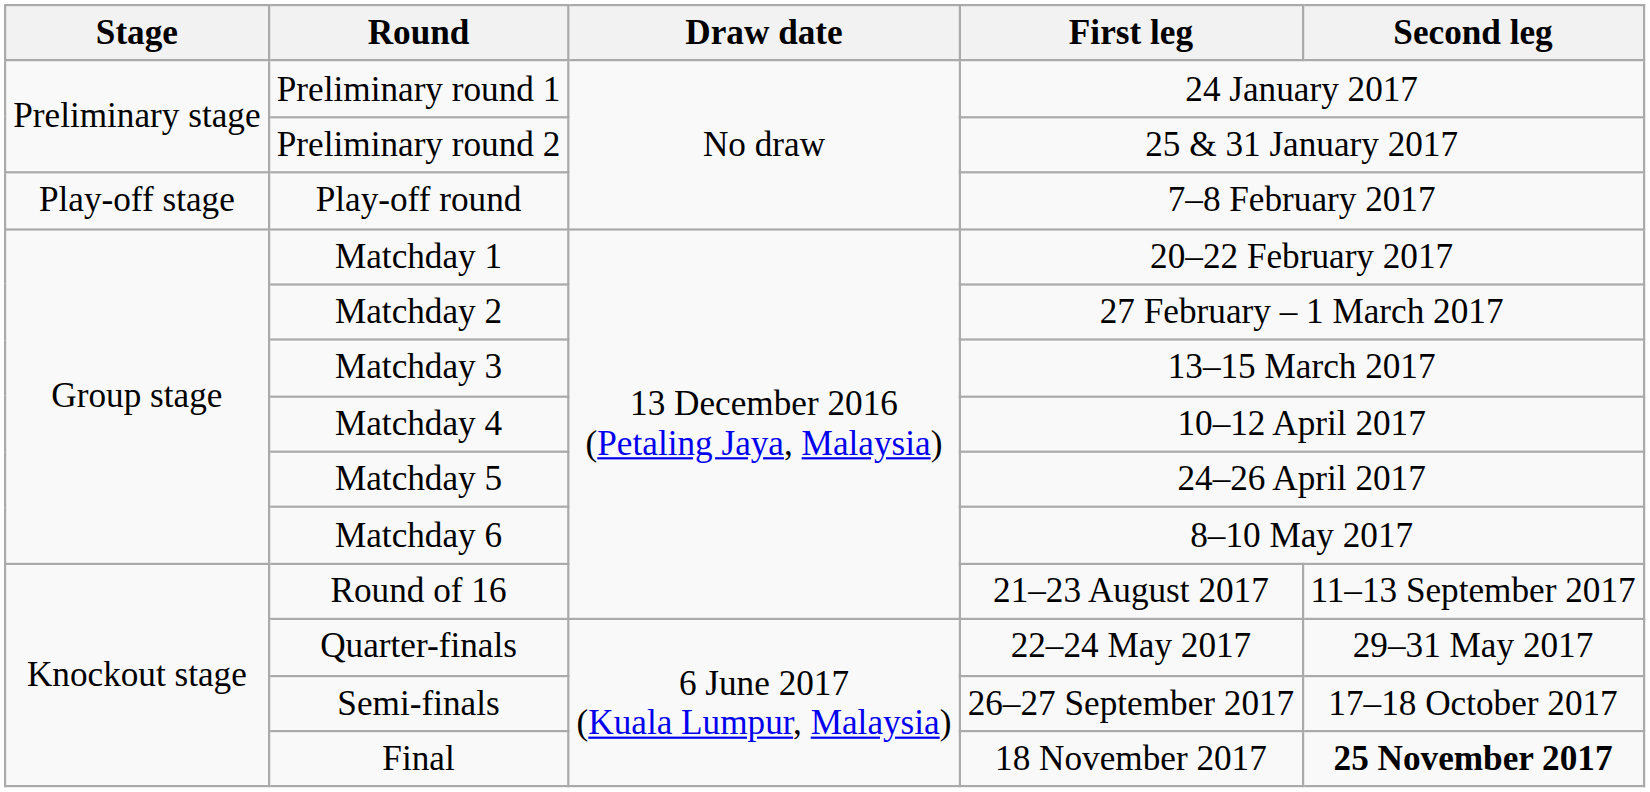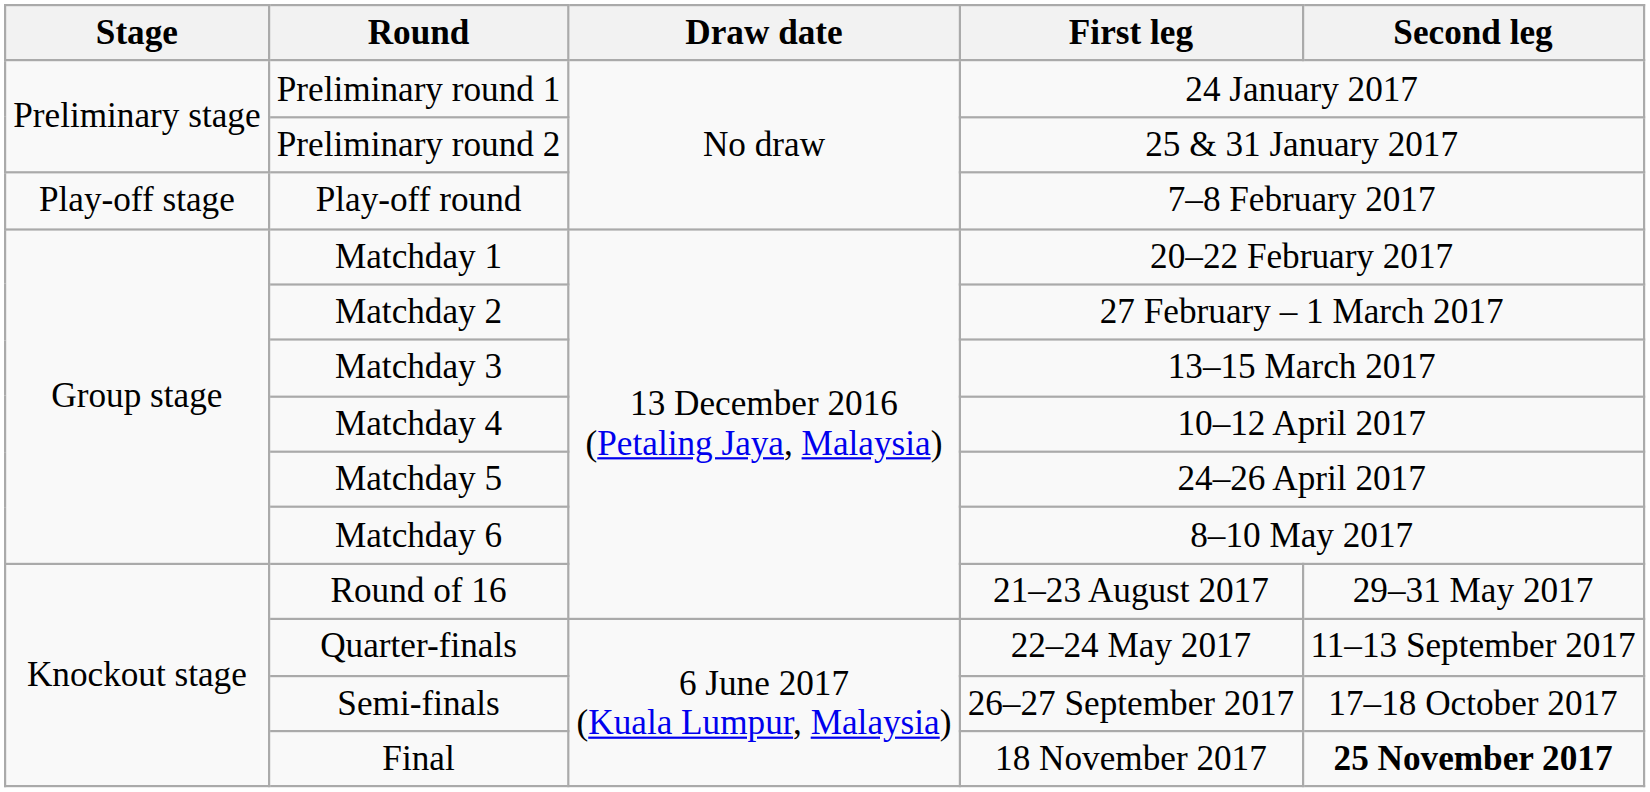(1473, 590) 11–13 September 2017 -> (1473, 590) 29–31 May 2017
(1473, 646) 29–31 May 2017 -> (1473, 646) 11–13 September 2017
